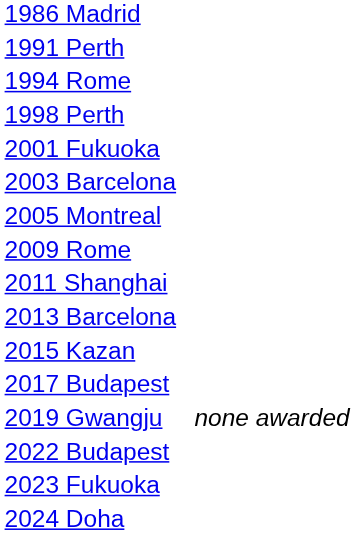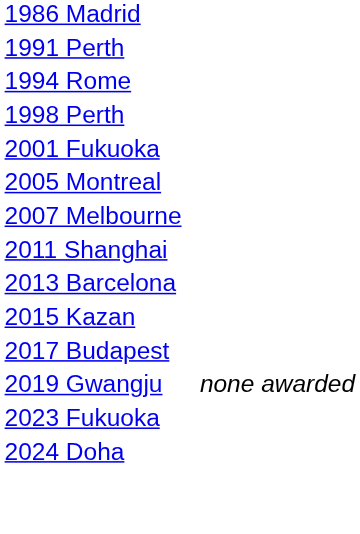- row: (90, 182)
+ row: (93, 216)
- row: (68, 249)
- row: (87, 451)
